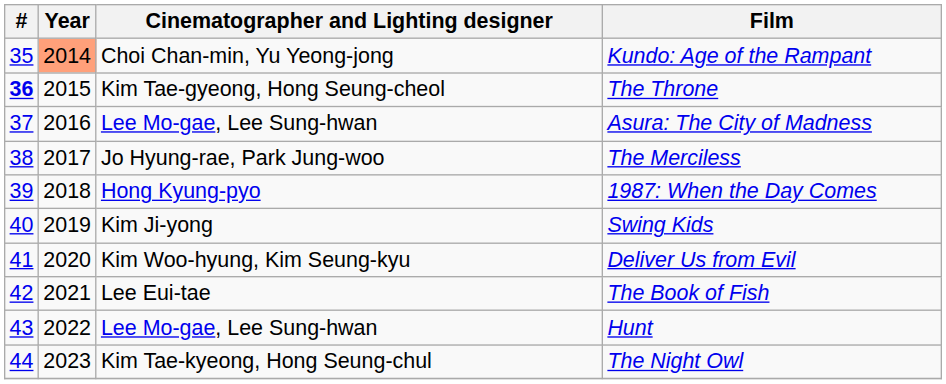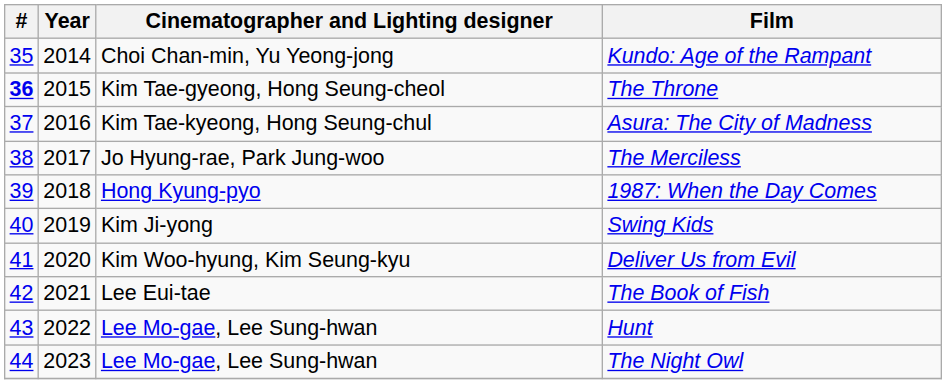(67, 55) lightsalmon background -> (67, 55) no background
(239, 123) Lee Mo-gae, Lee Sung-hwan -> (266, 123) Kim Tae-kyeong, Hong Seung-chul
(266, 361) Kim Tae-kyeong, Hong Seung-chul -> (239, 361) Lee Mo-gae, Lee Sung-hwan
